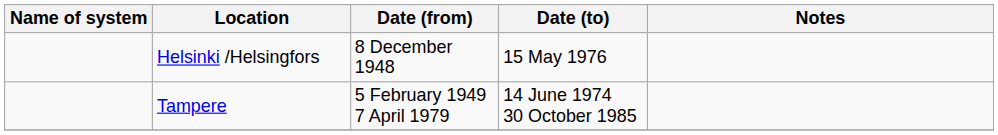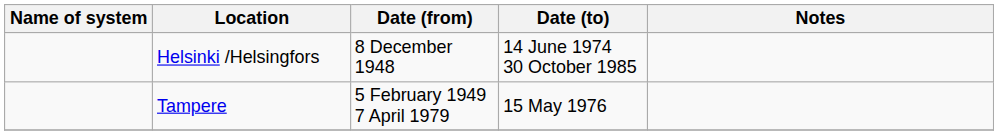(555, 57) 15 May 1976 -> (570, 57) 14 June 1974 30 October 1985
(570, 105) 14 June 1974 30 October 1985 -> (555, 105) 15 May 1976
